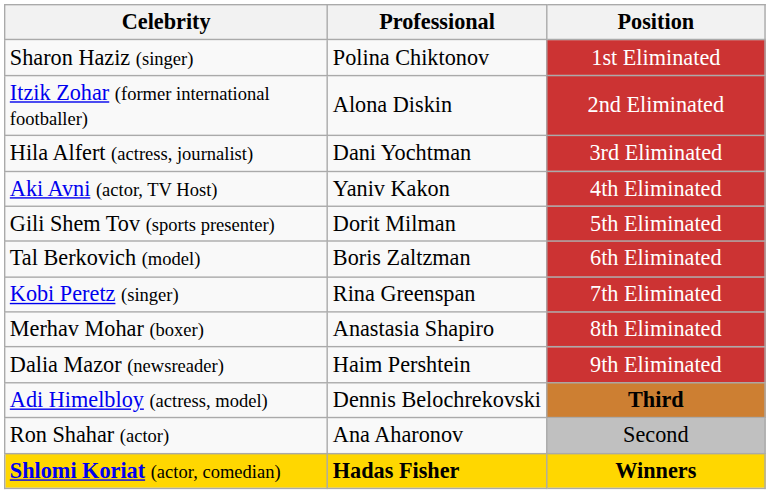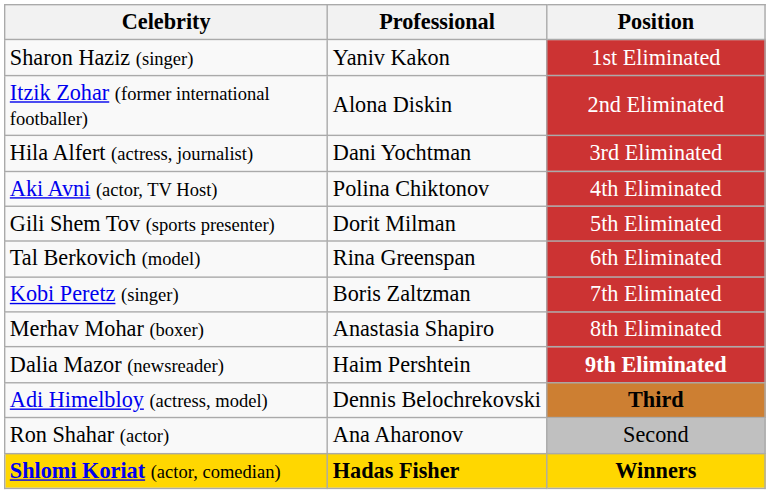(411, 57) Polina Chiktonov -> (391, 57) Yaniv Kakon
(391, 188) Yaniv Kakon -> (411, 188) Polina Chiktonov
(402, 258) Boris Zaltzman -> (404, 258) Rina Greenspan
(404, 294) Rina Greenspan -> (402, 294) Boris Zaltzman
(656, 364) normal -> (656, 364) bold
